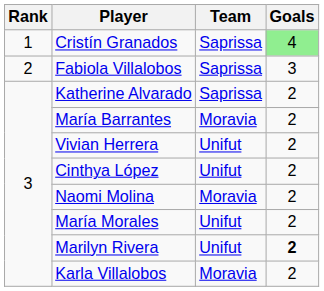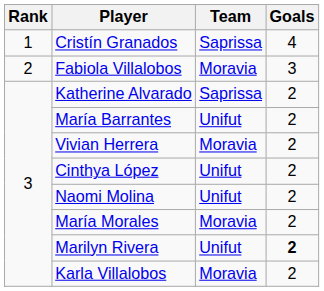(292, 42) lightgreen background -> (292, 42) no background
(231, 68) Saprissa -> (228, 68) Moravia
(228, 119) Moravia -> (220, 119) Unifut
(220, 145) Unifut -> (228, 145) Moravia
(228, 196) Moravia -> (220, 196) Unifut
(220, 222) Unifut -> (228, 222) Moravia
